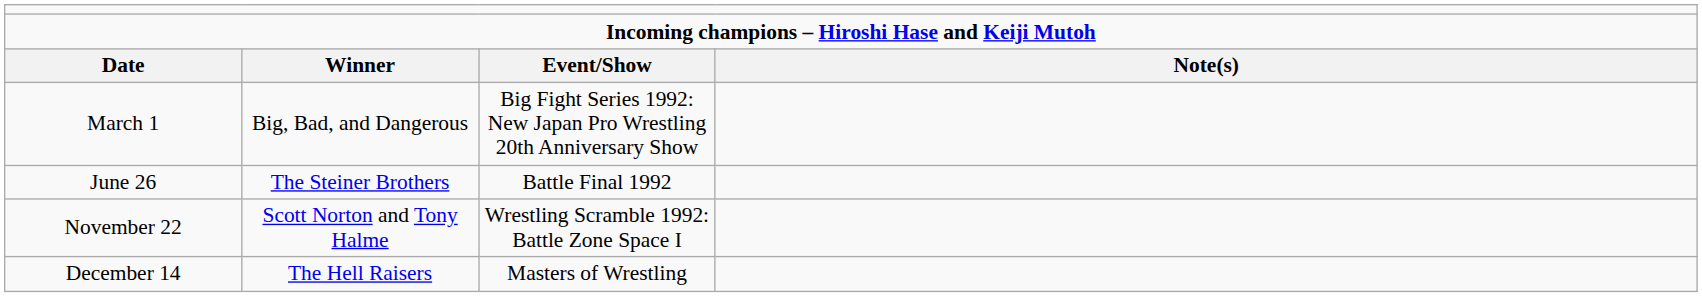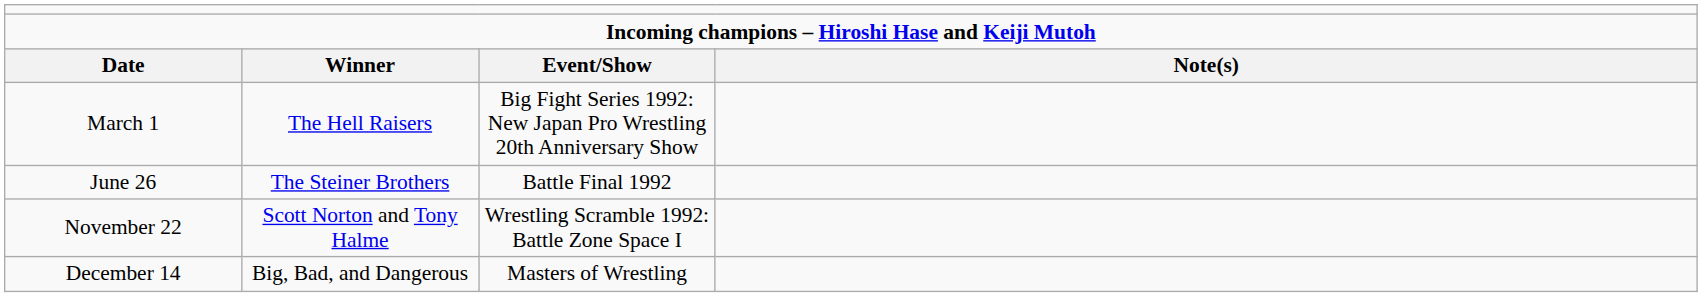(360, 123) Big, Bad, and Dangerous -> (360, 123) The Hell Raisers
(360, 273) The Hell Raisers -> (360, 273) Big, Bad, and Dangerous
